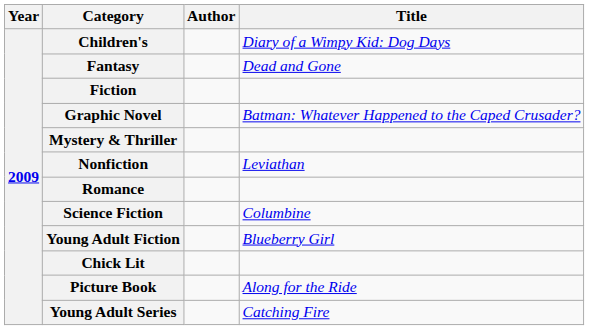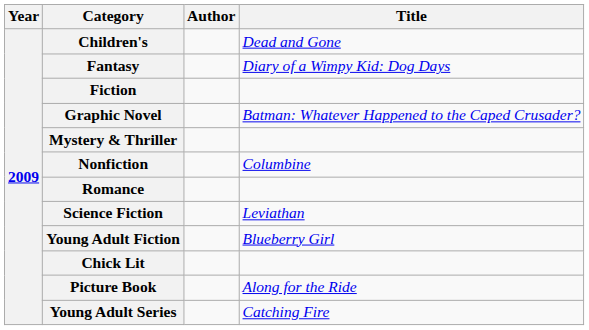(346, 41) Diary of a Wimpy Kid: Dog Days -> (292, 41) Dead and Gone
(292, 66) Dead and Gone -> (346, 66) Diary of a Wimpy Kid: Dog Days
(274, 164) Leviathan -> (277, 164) Columbine
(277, 213) Columbine -> (274, 213) Leviathan
